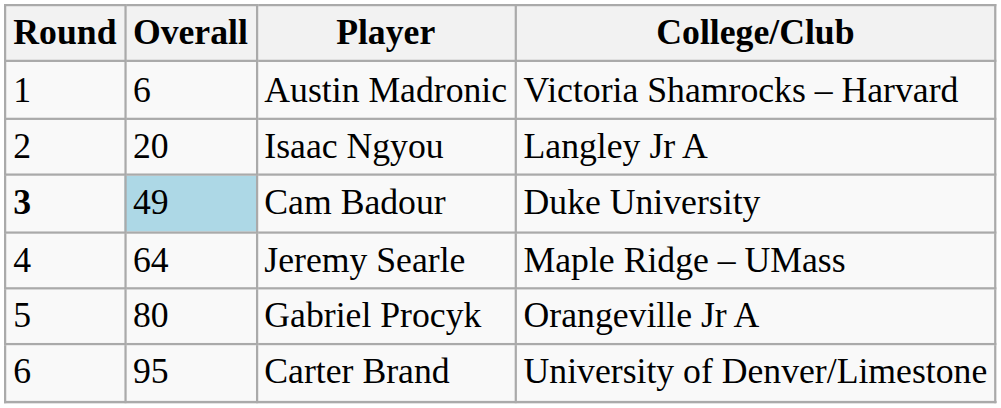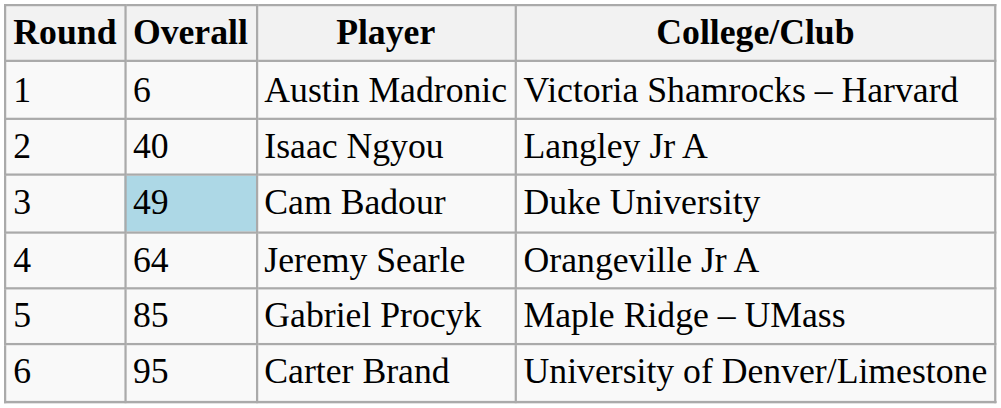(151, 145) 20 -> (151, 145) 40
(22, 202) bold -> (22, 202) normal
(685, 259) Maple Ridge – UMass -> (641, 259) Orangeville Jr A
(151, 315) 80 -> (151, 315) 85
(641, 315) Orangeville Jr A -> (685, 315) Maple Ridge – UMass
